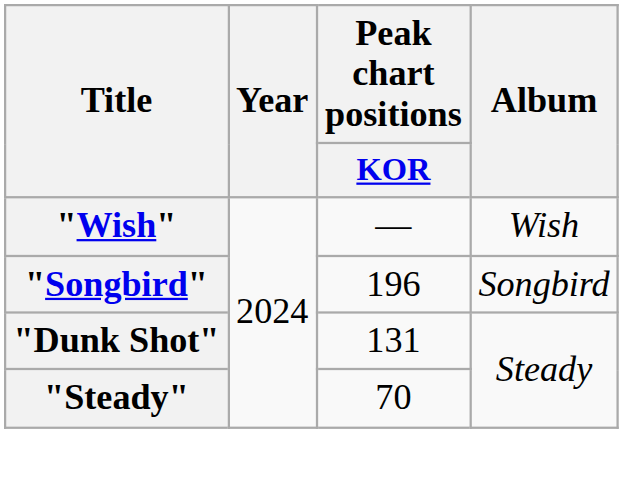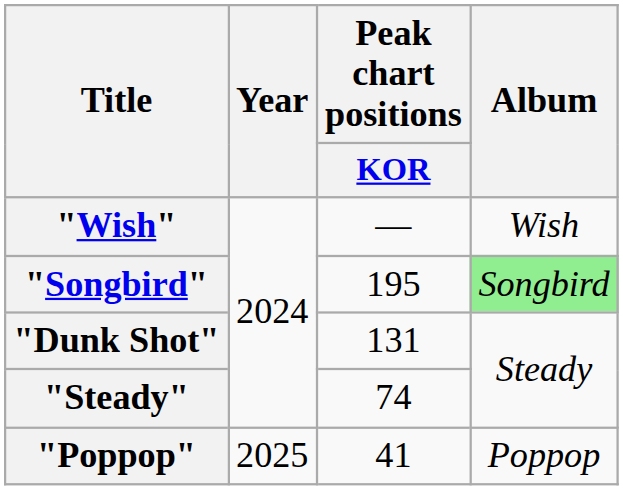(393, 282) 196 -> (393, 282) 195
(544, 282) no background -> (544, 282) lightgreen background
(393, 397) 70 -> (393, 397) 74
+ row: (116, 454)
